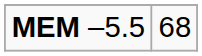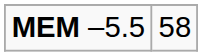(175, 27) 68 -> (175, 27) 58
